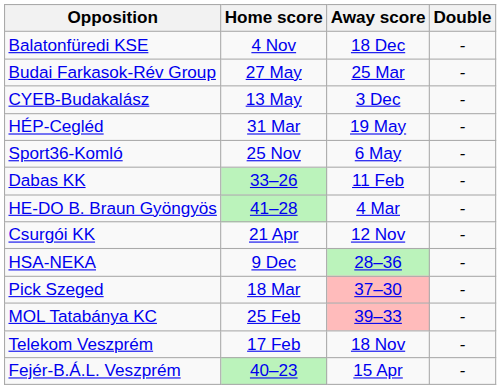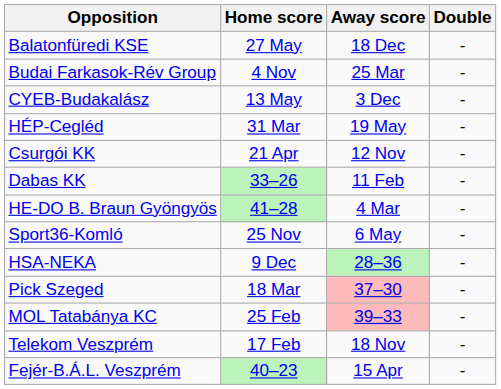(274, 45) 4 Nov -> (274, 45) 27 May
(274, 72) 27 May -> (274, 72) 4 Nov
rows swapped: (52, 235) <-> (66, 153)
